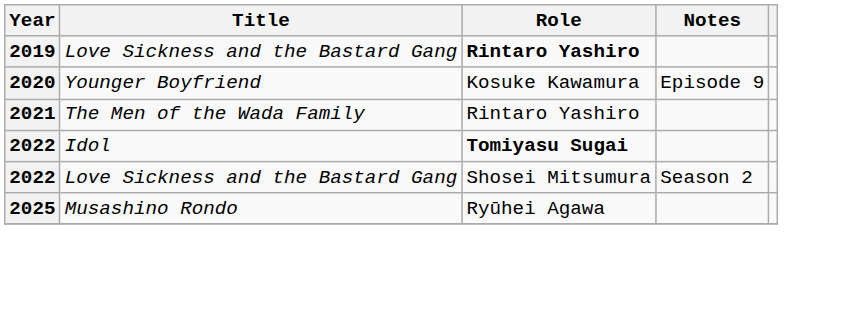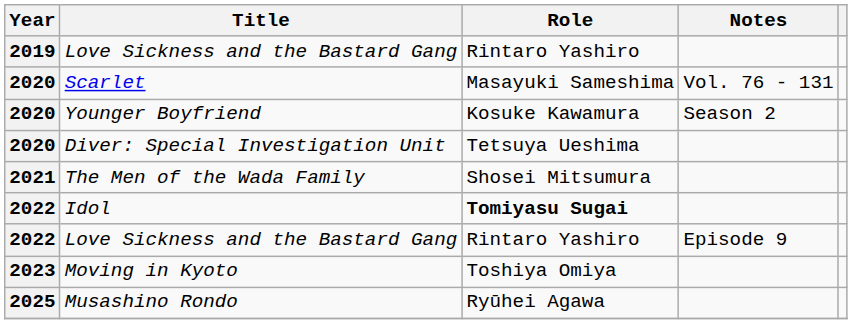(553, 52) bold -> (553, 52) normal
+ row: (32, 83)
(712, 83) Episode 9 -> (730, 114) Season 2
+ row: (32, 146)
(553, 114) Rintaro Yashiro -> (559, 177) Shosei Mitsumura
(559, 177) Shosei Mitsumura -> (553, 240) Rintaro Yashiro
(707, 177) Season 2 -> (735, 240) Episode 9
+ row: (32, 271)
